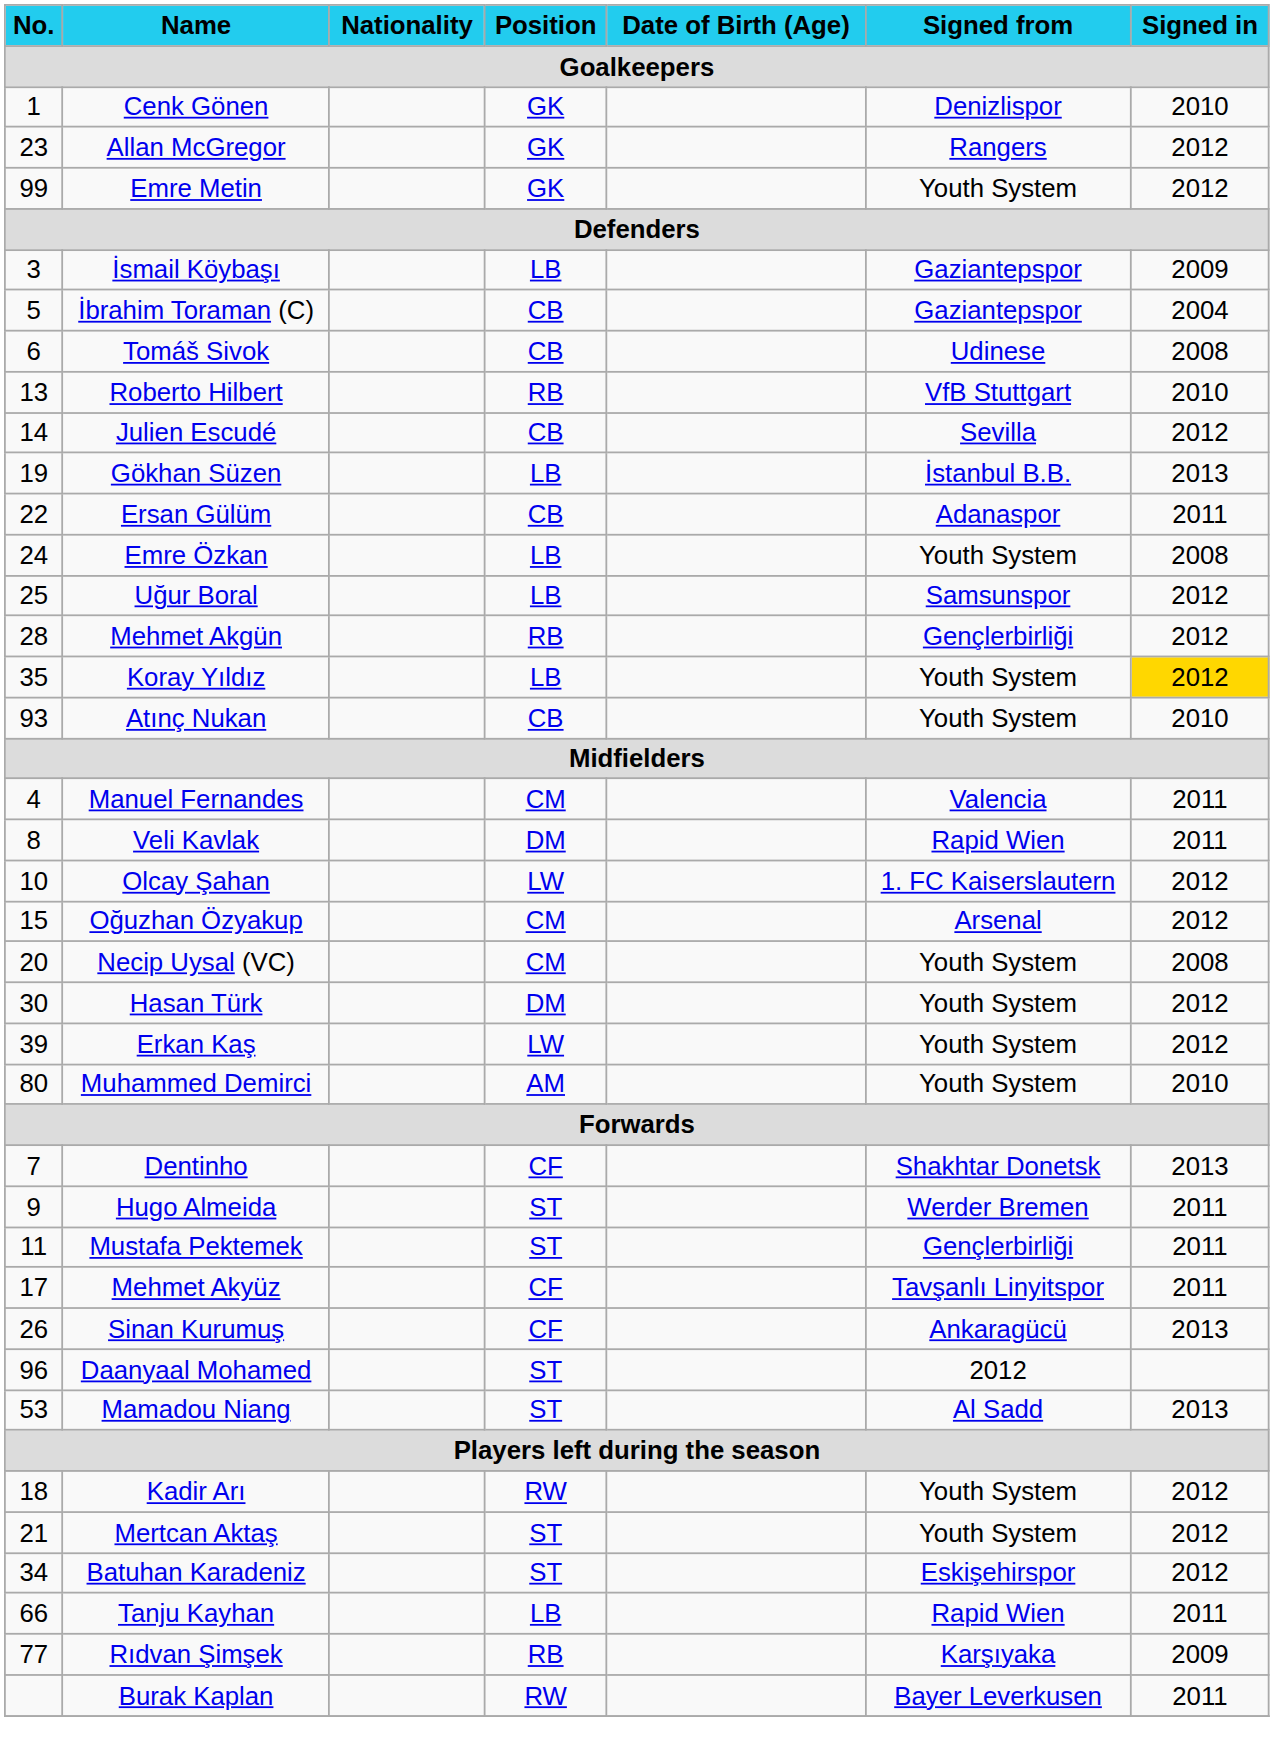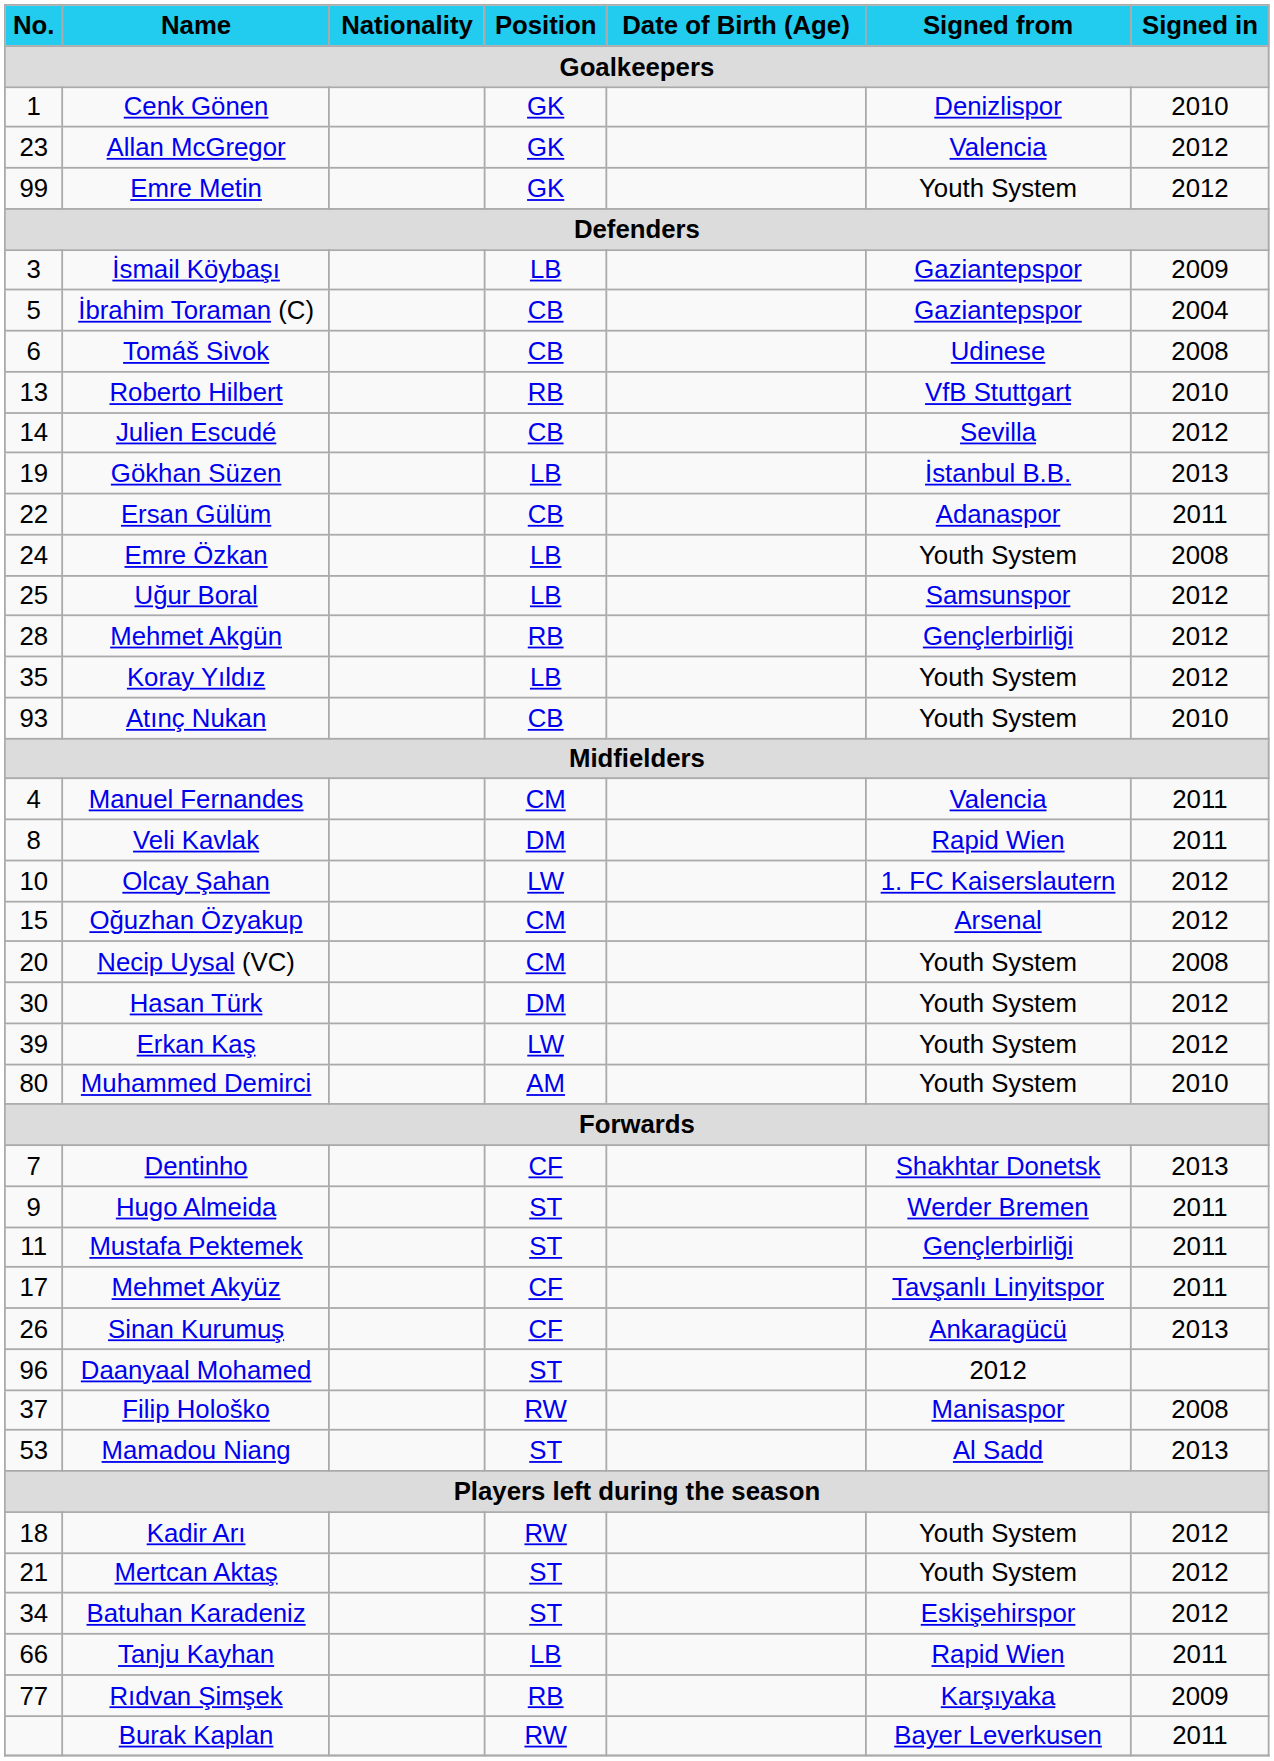(998, 148) Rangers -> (998, 148) Valencia
(1200, 677) gold background -> (1200, 677) no background
+ row: (196, 1410)
